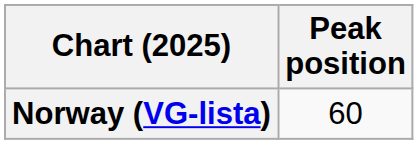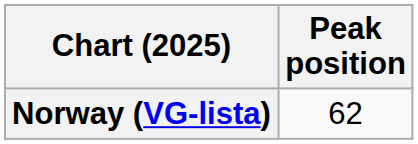(346, 113) 60 -> (346, 113) 62
